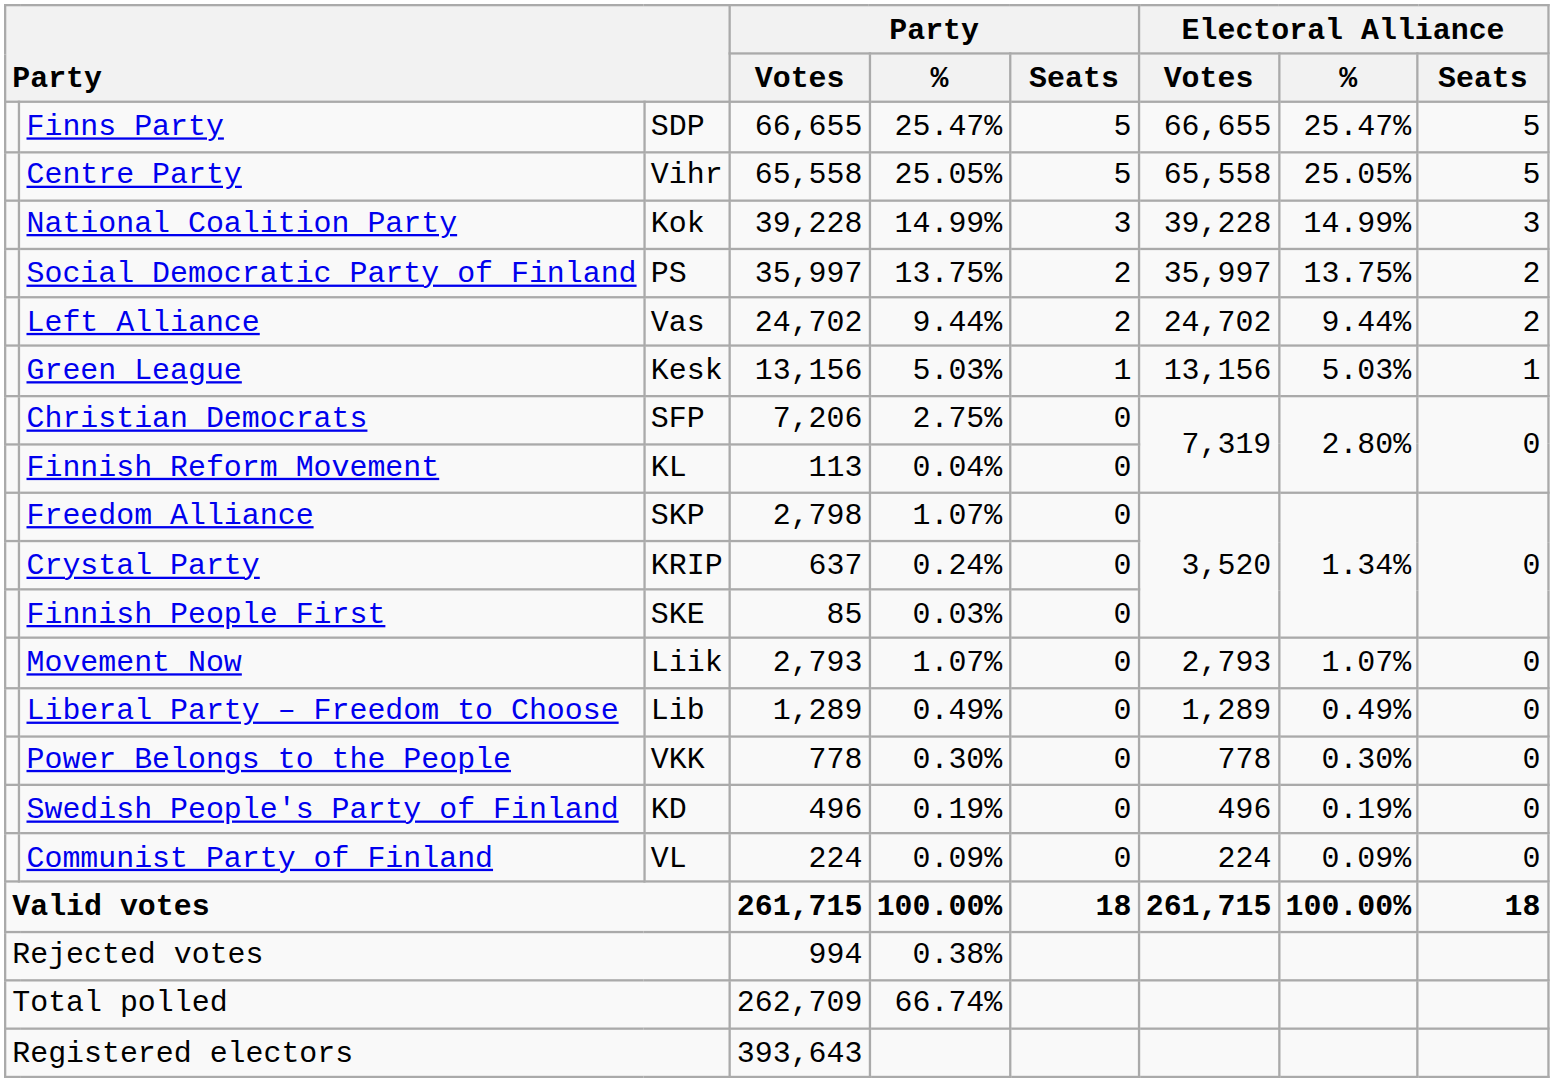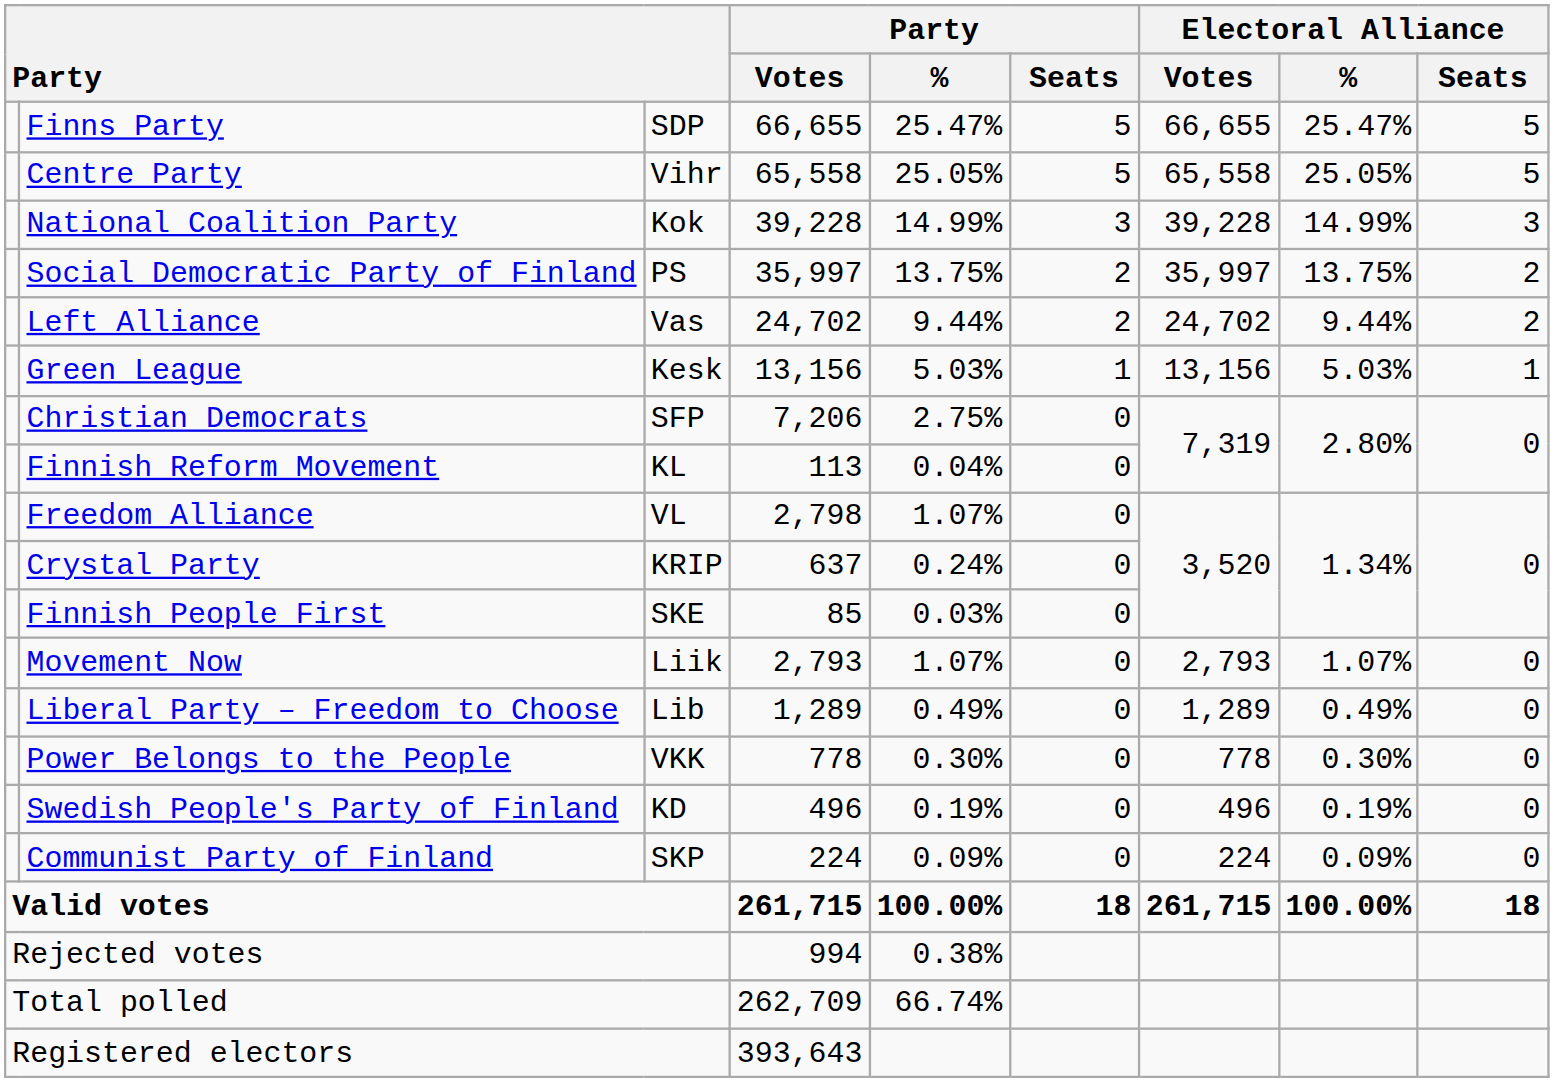(678, 517) SKP -> (669, 517) VL
(669, 858) VL -> (678, 858) SKP
